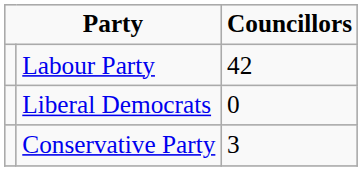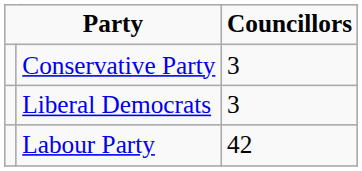rows swapped: (89, 64) <-> (119, 144)
(233, 104) 0 -> (233, 104) 3
